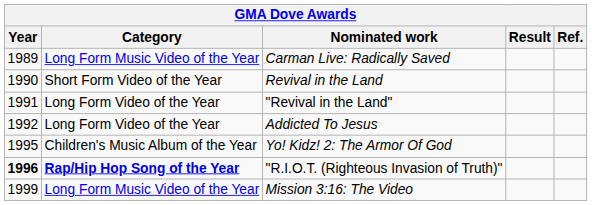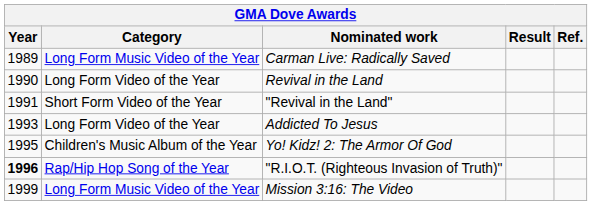(133, 80) Short Form Video of the Year -> (132, 80) Long Form Video of the Year
(132, 102) Long Form Video of the Year -> (133, 102) Short Form Video of the Year
(23, 124) 1992 -> (23, 124) 1993
(142, 168) bold -> (137, 168) normal
